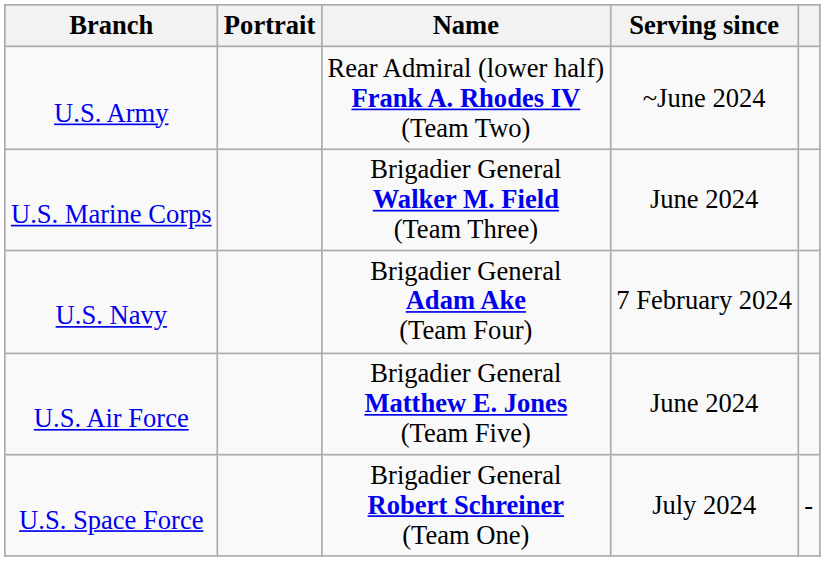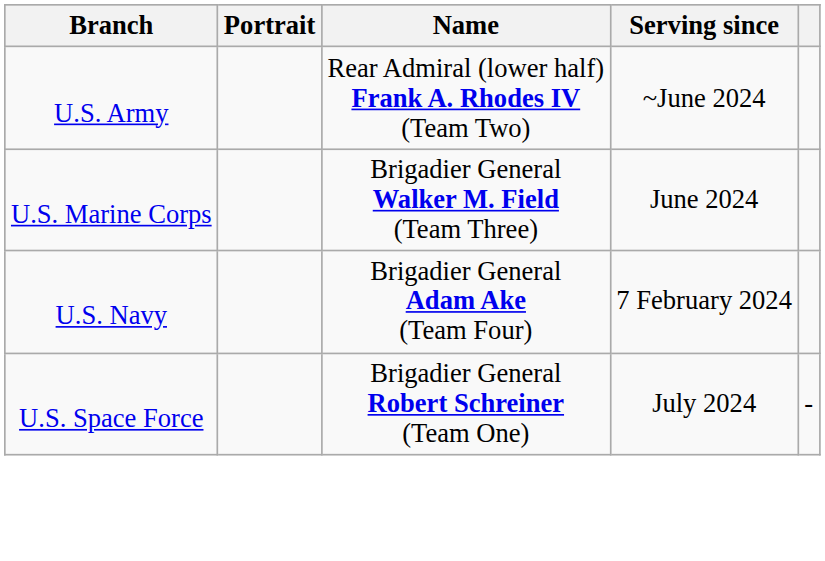- row: (111, 418)
